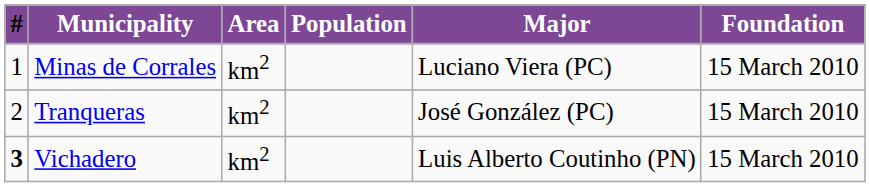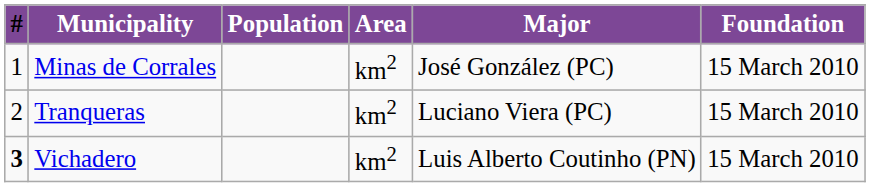columns swapped: (349, 24) <-> (254, 24)
(515, 66) Luciano Viera (PC) -> (516, 66) José González (PC)
(516, 112) José González (PC) -> (515, 112) Luciano Viera (PC)
